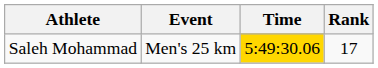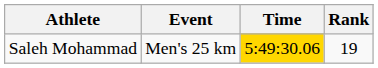(349, 48) 17 -> (349, 48) 19
